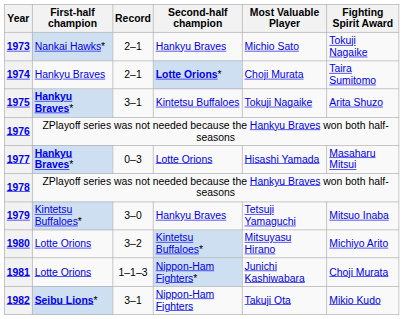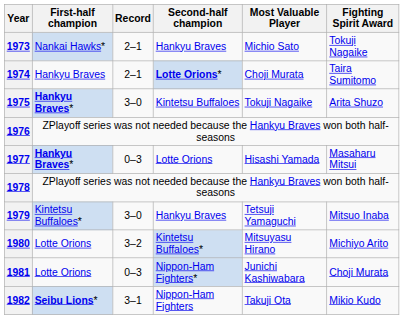(133, 103) 3–1 -> (133, 103) 3–0
(133, 272) 1–1–3 -> (133, 272) 0–3
